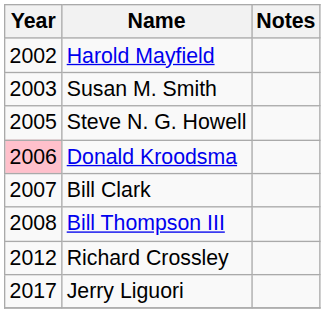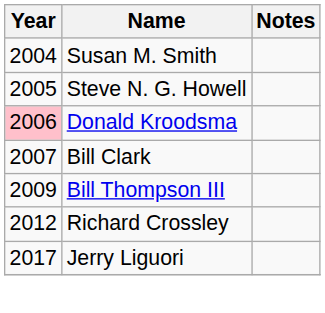- row: (141, 55)
(33, 88) 2003 -> (33, 55) 2004
(33, 223) 2008 -> (33, 190) 2009
